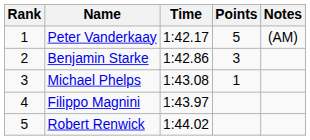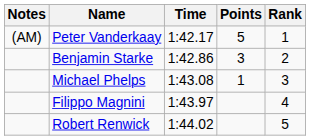columns swapped: (24, 15) <-> (283, 15)
